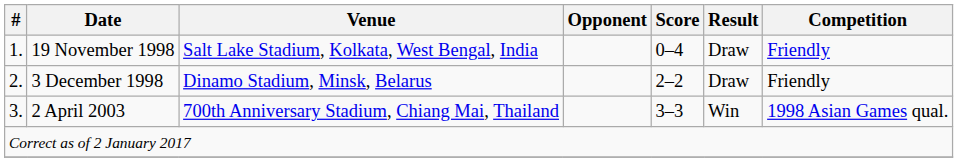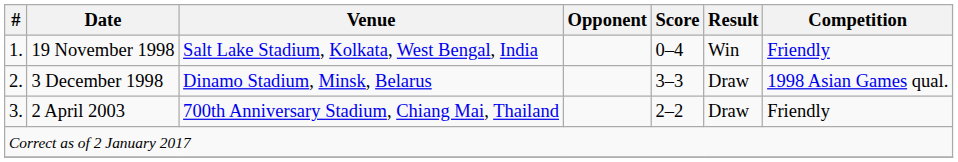(729, 50) Draw -> (724, 50) Win
(669, 81) 2–2 -> (669, 81) 3–3
(799, 81) Friendly -> (858, 81) 1998 Asian Games qual.
(669, 111) 3–3 -> (669, 111) 2–2
(724, 111) Win -> (729, 111) Draw
(858, 111) 1998 Asian Games qual. -> (799, 111) Friendly
